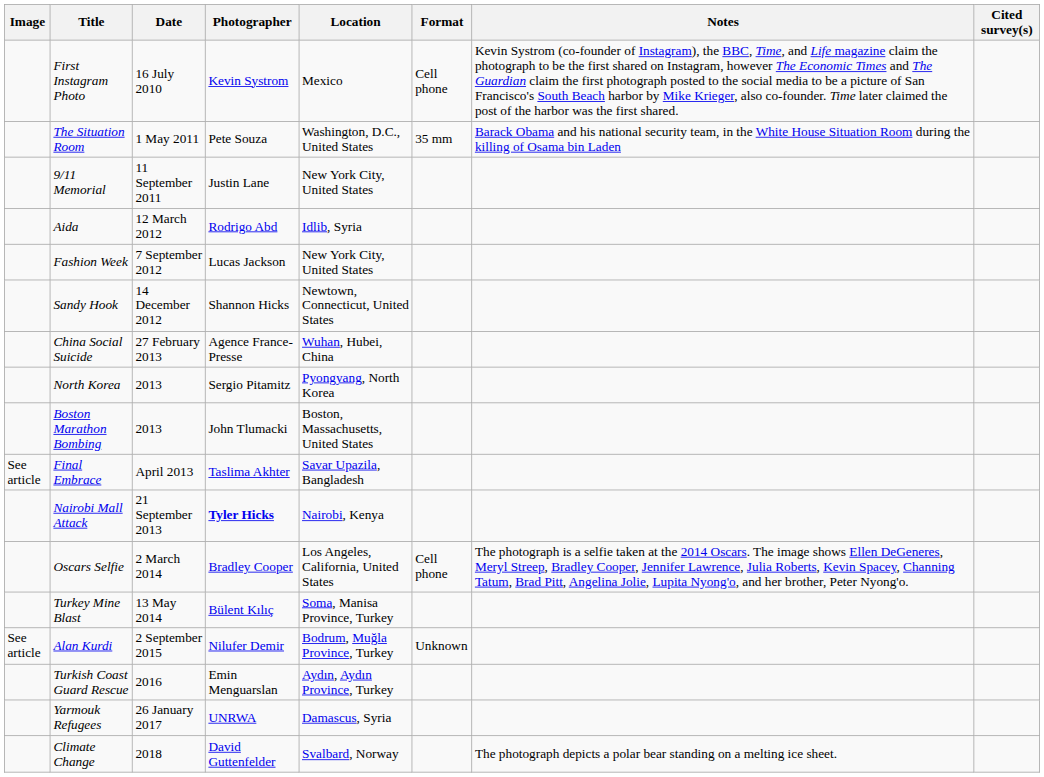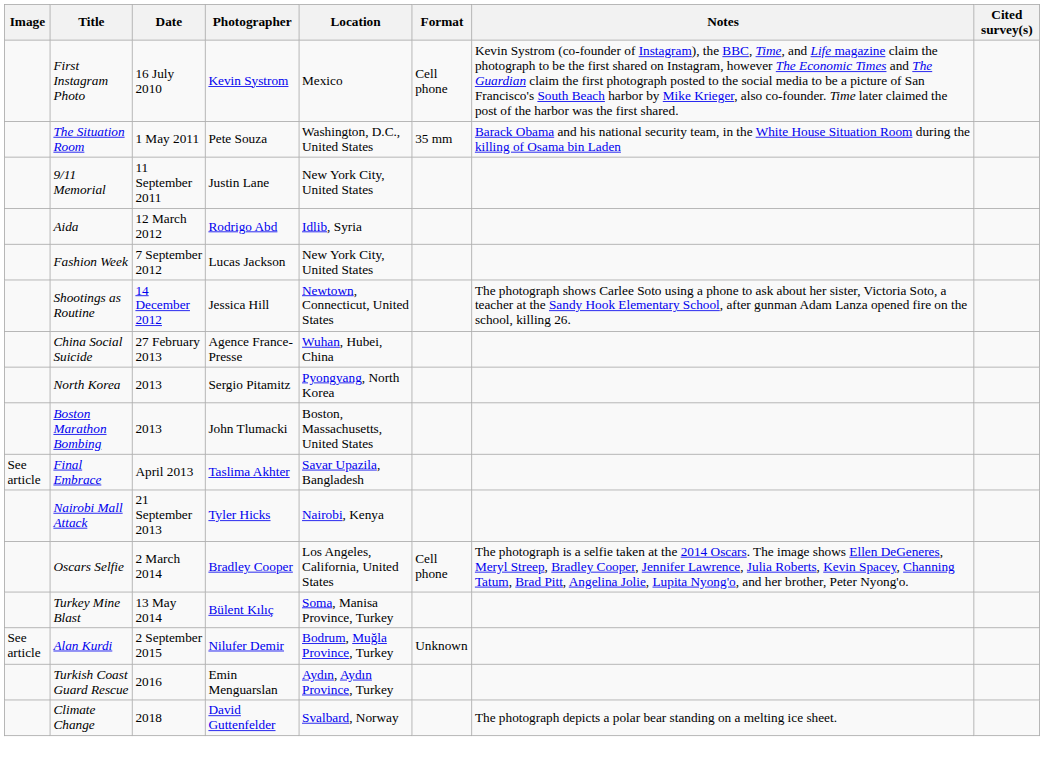+ row: (87, 305)
- row: (86, 305)
(241, 515) bold -> (239, 515) normal
- row: (77, 718)
